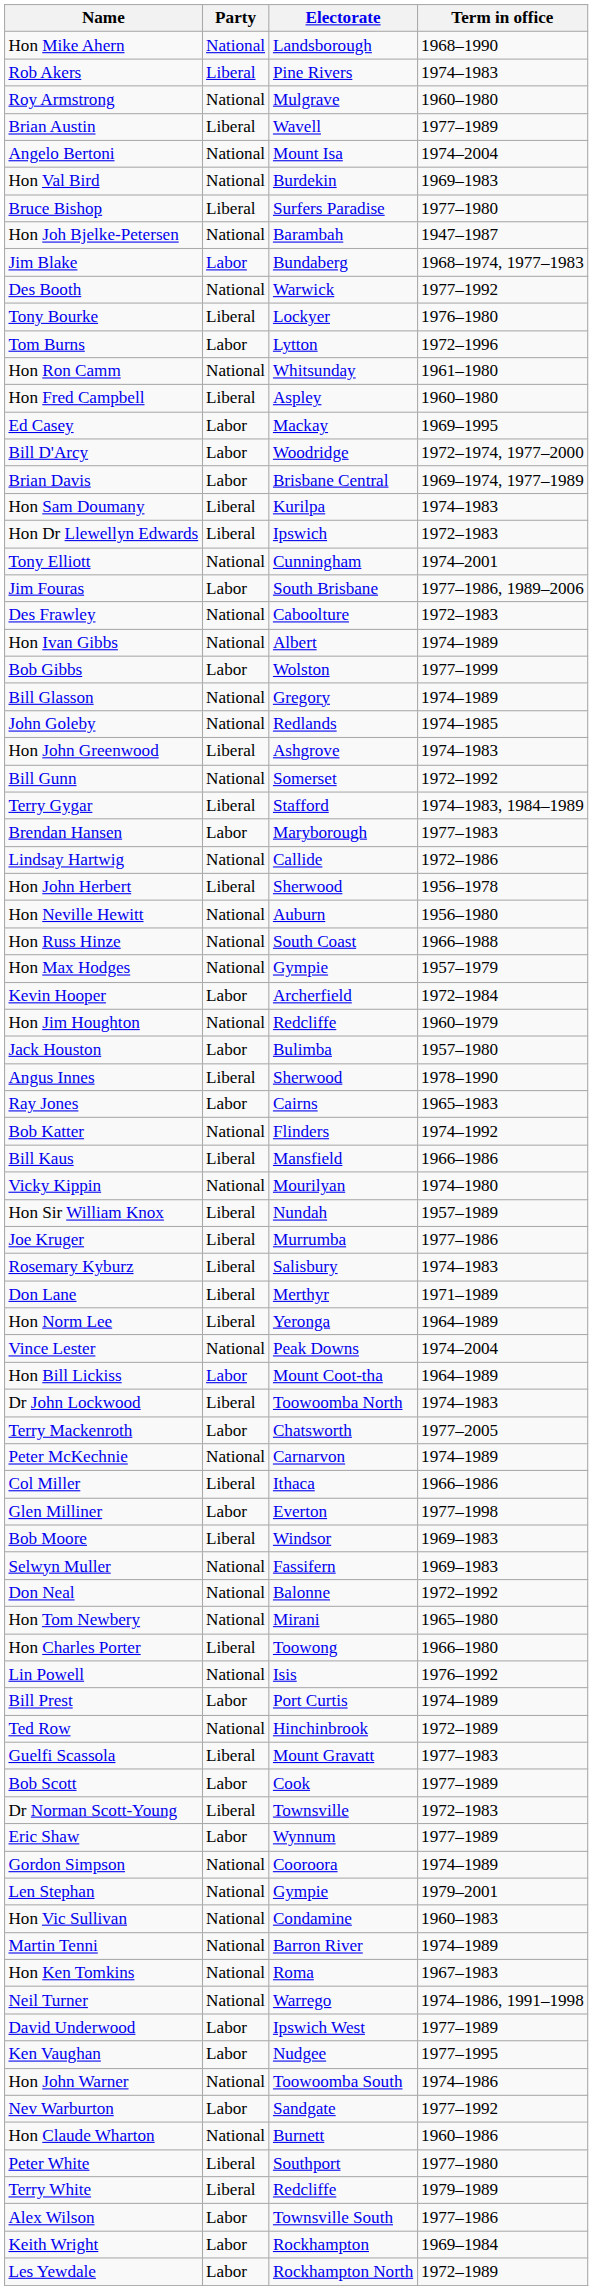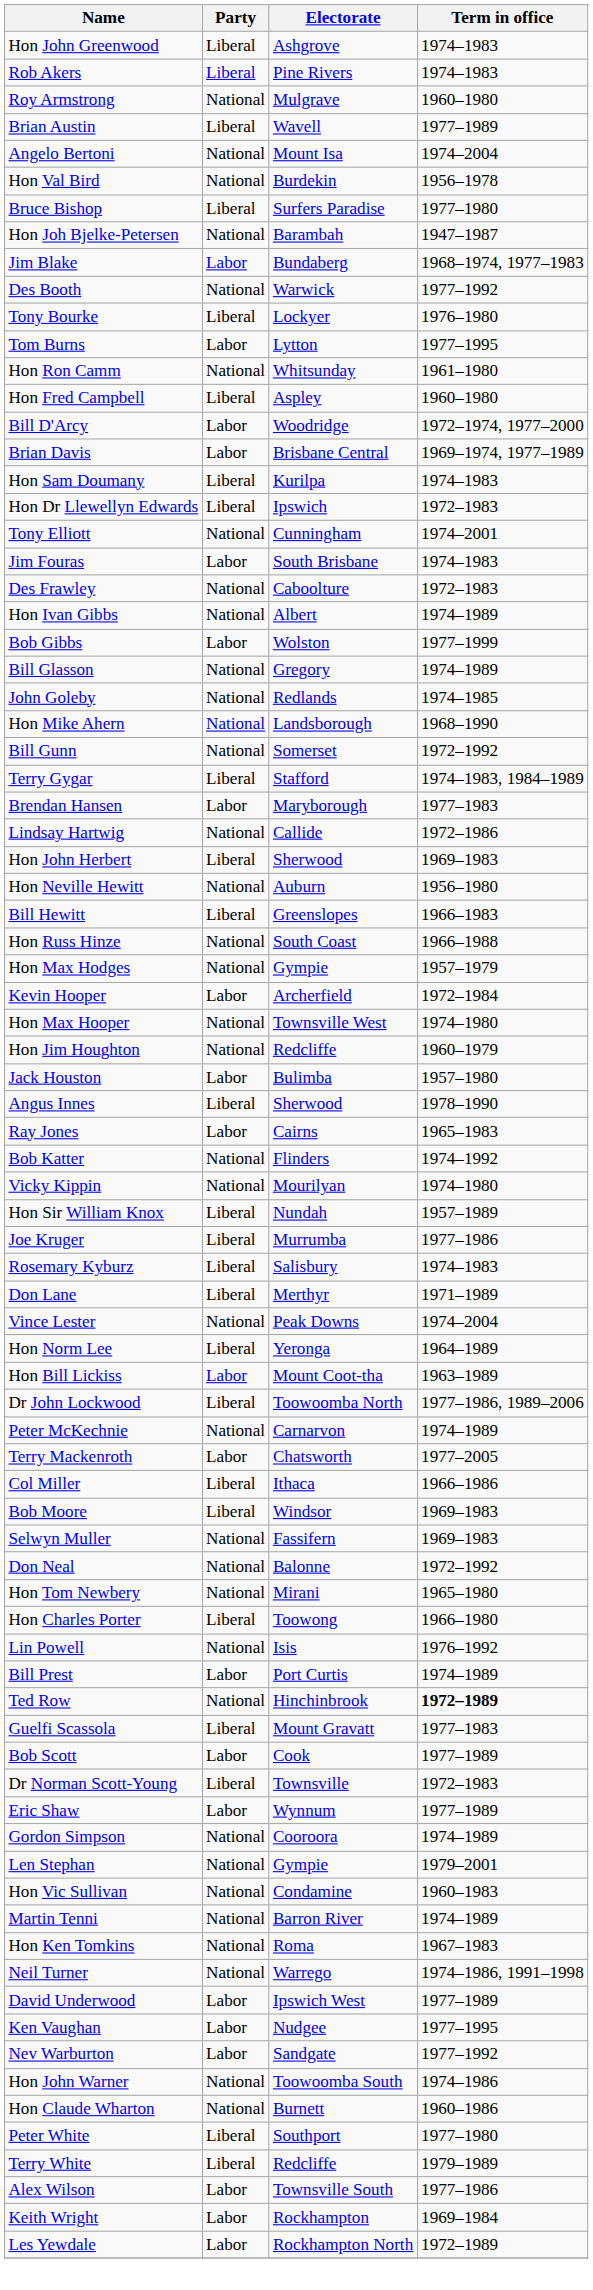rows swapped: (66, 45) <-> (84, 751)
(460, 180) 1969–1983 -> (460, 180) 1956–1978
(460, 343) 1972–1996 -> (460, 343) 1977–1995
- row: (41, 425)
(502, 588) 1977–1986, 1989–2006 -> (460, 561) 1974–1983
(460, 886) 1956–1978 -> (460, 859) 1969–1983
+ row: (47, 914)
+ row: (69, 1022)
- row: (41, 1158)
rows swapped: (60, 1321) <-> (52, 1348)
(460, 1375) 1964–1989 -> (460, 1375) 1963–1989
(460, 1402) 1974–1983 -> (502, 1402) 1977–1986, 1989–2006
rows swapped: (70, 1429) <-> (68, 1457)
- row: (55, 1511)
(460, 1728) normal -> (460, 1701) bold
rows swapped: (61, 2108) <-> (69, 2081)
